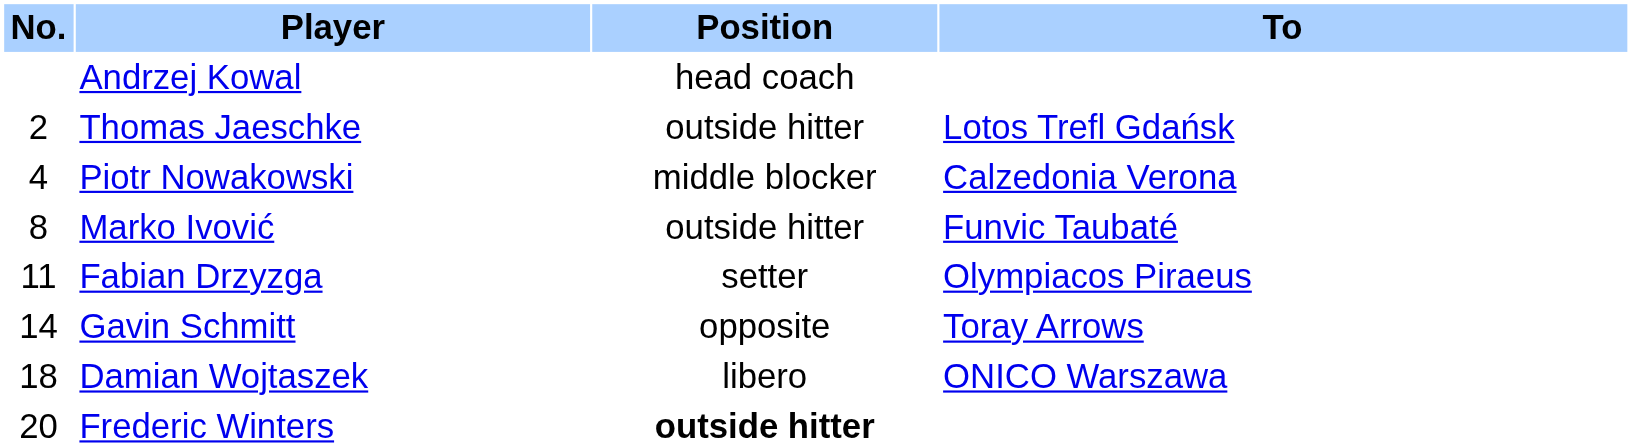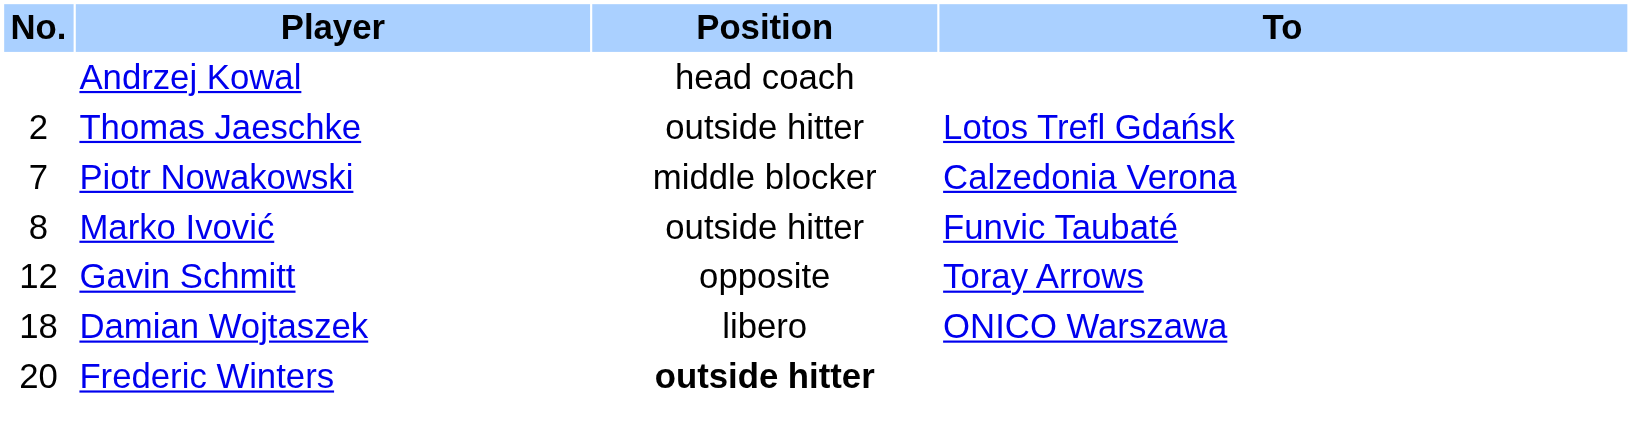(39, 177) 4 -> (39, 177) 7
- row: (201, 277)
(39, 326) 14 -> (39, 277) 12
